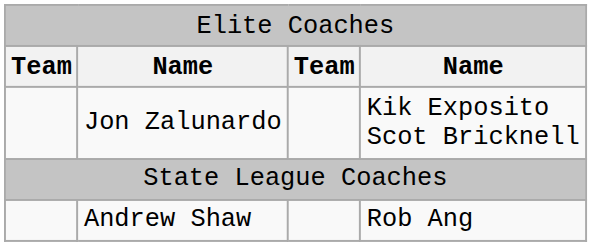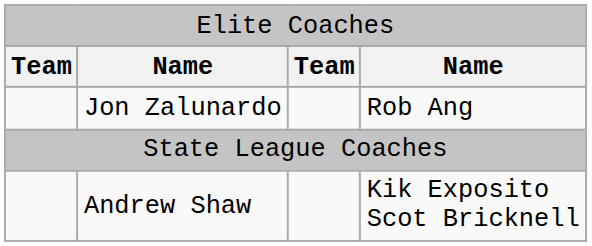(473, 123) Kik Exposito Scot Bricknell -> (420, 108) Rob Ang
(420, 220) Rob Ang -> (473, 206) Kik Exposito Scot Bricknell
